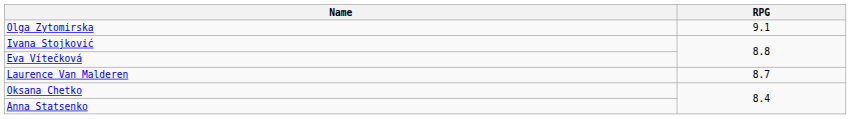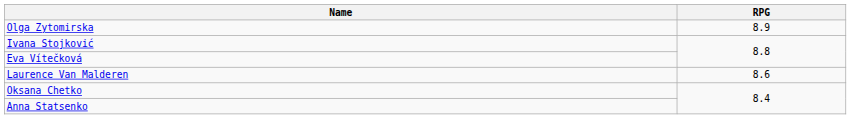(761, 28) 9.1 -> (761, 28) 8.9
(761, 75) 8.7 -> (761, 75) 8.6
